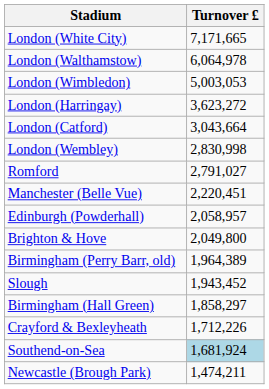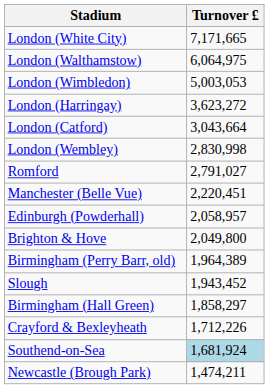(218, 60) 6,064,978 -> (218, 60) 6,064,975
